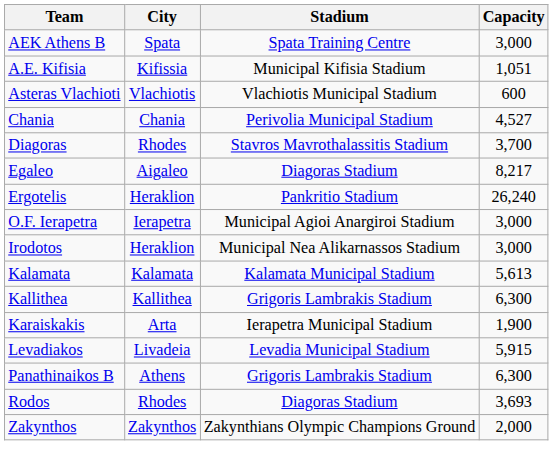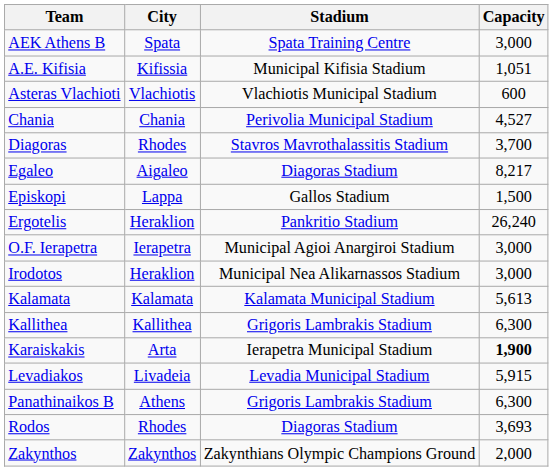+ row: (37, 196)
(514, 324) normal -> (514, 350) bold
